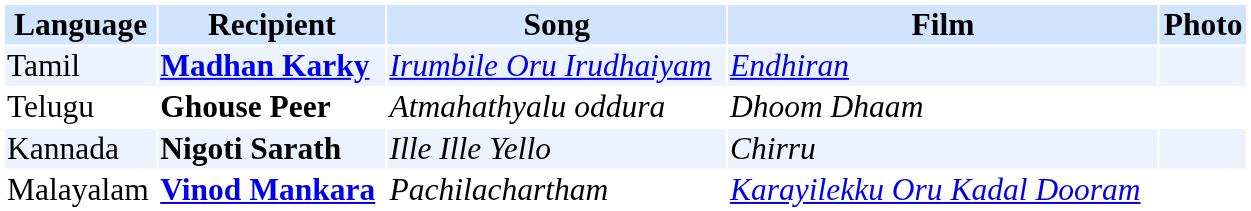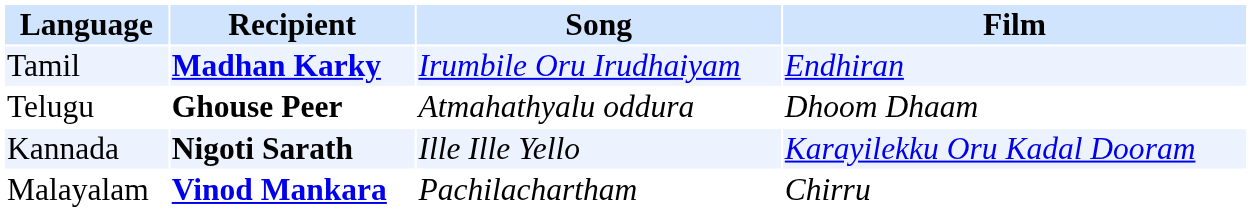- column: (1203, 24)
(773, 148) Chirru -> (990, 148) Karayilekku Oru Kadal Dooram
(935, 189) Karayilekku Oru Kadal Dooram -> (828, 189) Chirru
